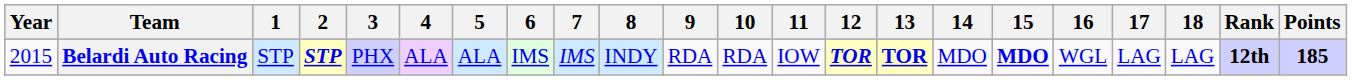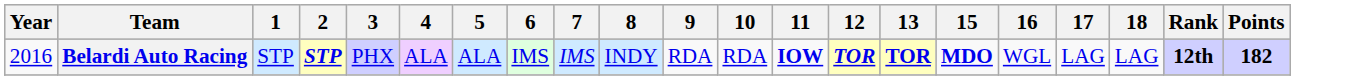- column: (962, 21)
(31, 56) 2015 -> (31, 56) 2016
(798, 56) normal -> (800, 56) bold
(1312, 56) 185 -> (1256, 56) 182
